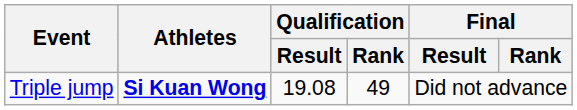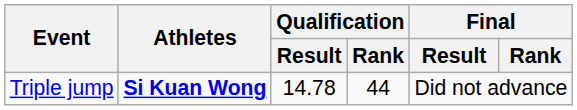(309, 89) 19.08 -> (309, 89) 14.78
(378, 89) 49 -> (378, 89) 44
